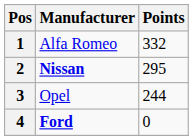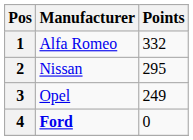(62, 70) bold -> (61, 70) normal
(154, 96) 244 -> (154, 96) 249
